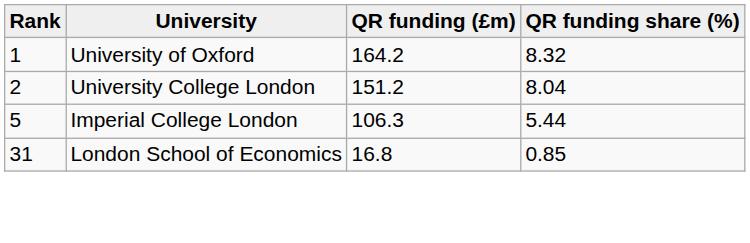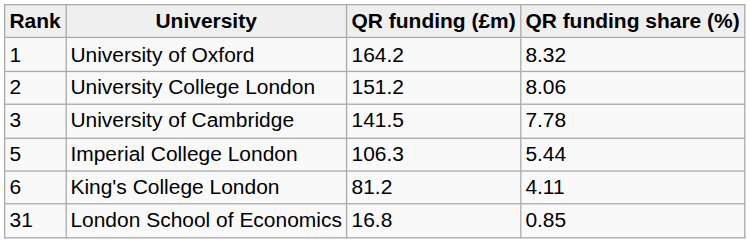(546, 87) 8.04 -> (546, 87) 8.06
+ row: (182, 120)
+ row: (175, 187)
